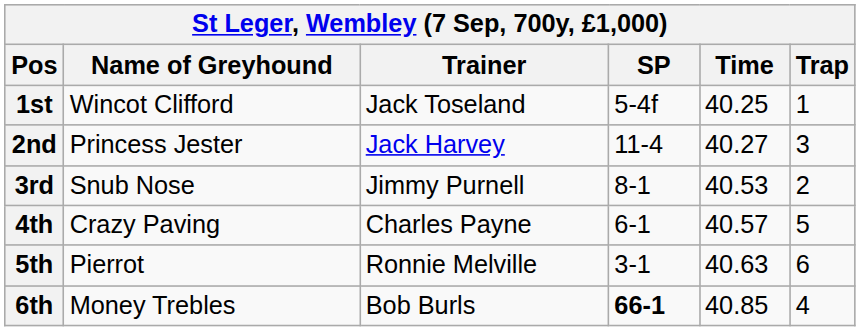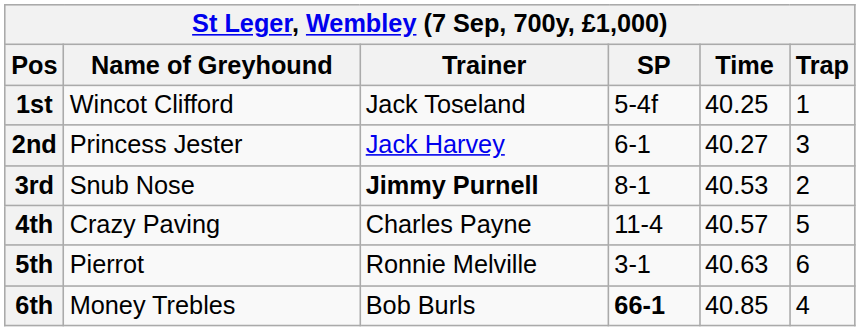(639, 144) 11-4 -> (633, 144) 6-1
(445, 184) normal -> (452, 184) bold
(633, 225) 6-1 -> (639, 225) 11-4
